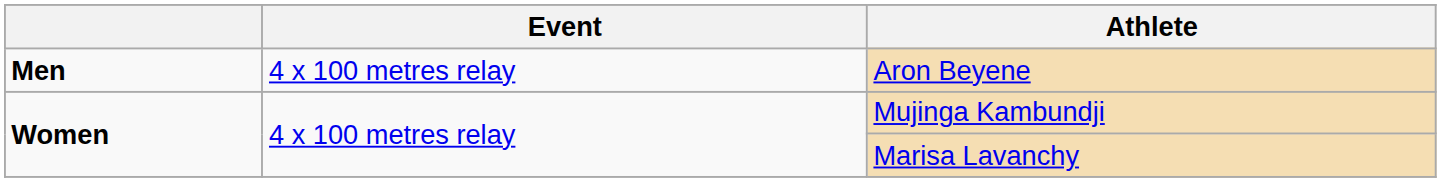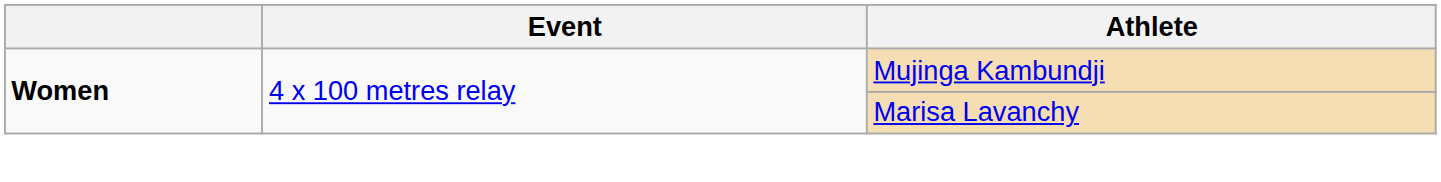- row: (952, 70)
